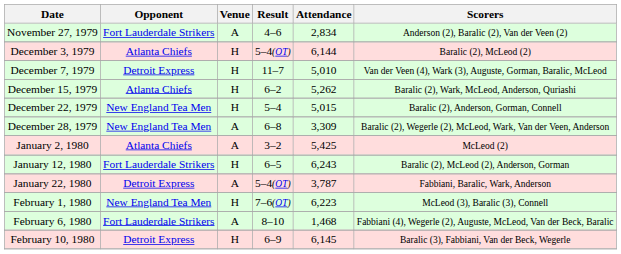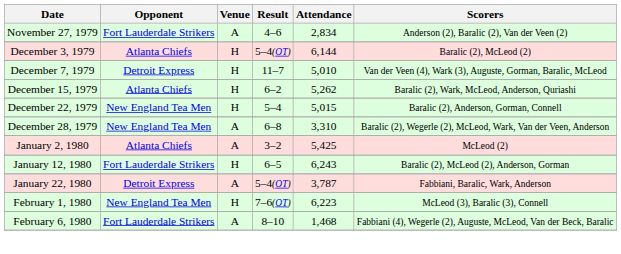(324, 126) 3,309 -> (324, 126) 3,310
- row: (52, 239)
